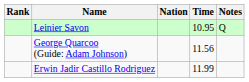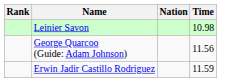- column: (230, 12)
(203, 27) 10.95 -> (203, 27) 10.98
(203, 69) 11.99 -> (203, 69) 11.59
